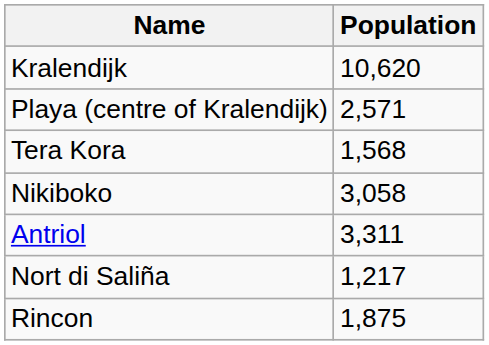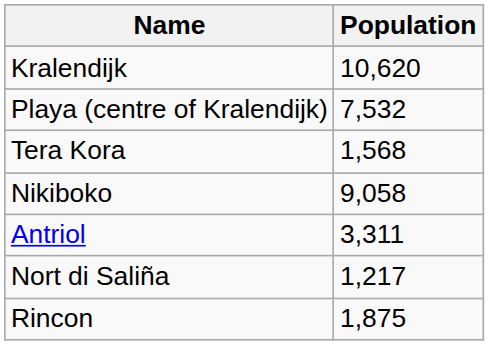(373, 109) 2,571 -> (373, 109) 7,532
(373, 192) 3,058 -> (373, 192) 9,058
